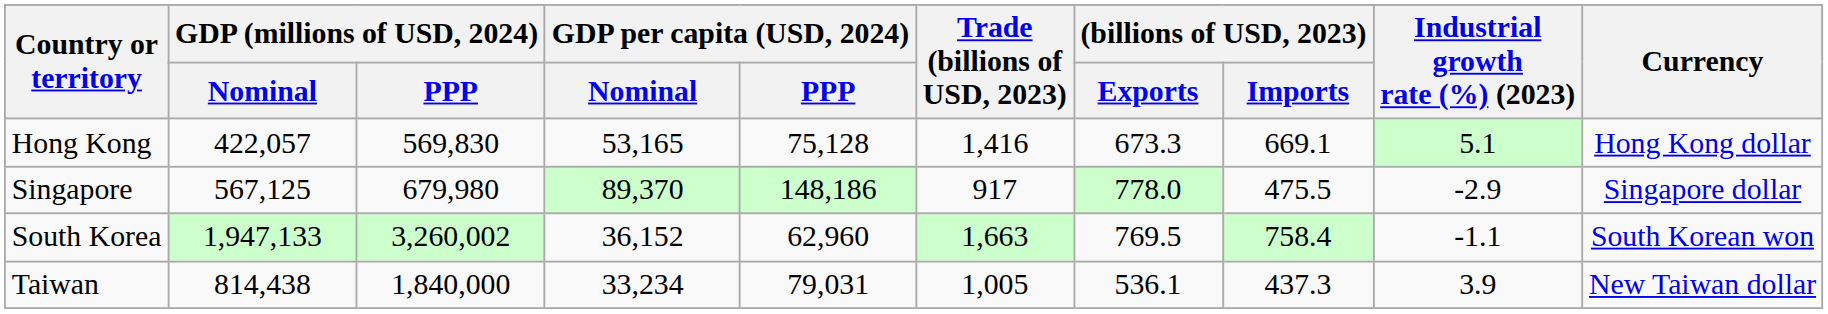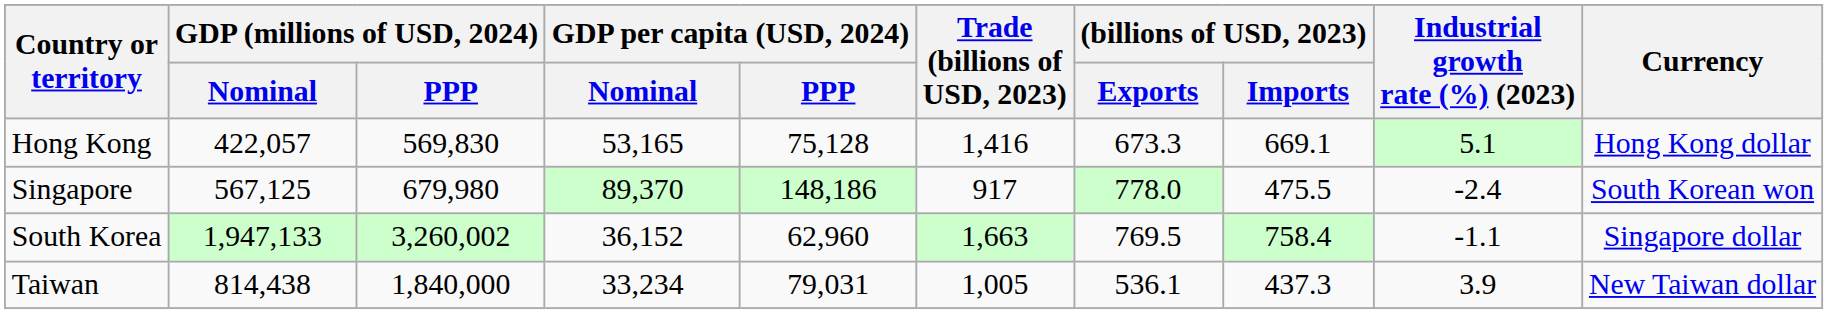(1478, 189) -2.9 -> (1478, 189) -2.4
(1703, 189) Singapore dollar -> (1703, 189) South Korean won
(1703, 236) South Korean won -> (1703, 236) Singapore dollar
